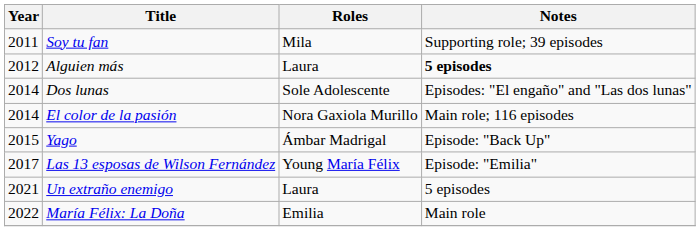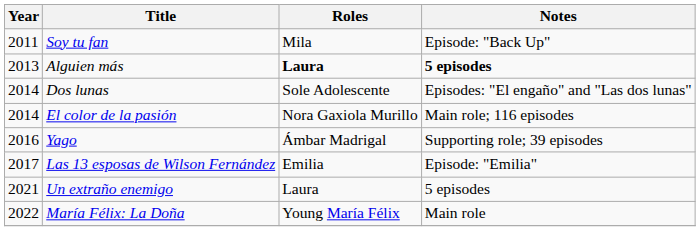(514, 41) Supporting role; 39 episodes -> (488, 41) Episode: "Back Up"
(24, 66) 2012 -> (24, 66) 2013
(300, 66) normal -> (303, 66) bold
(24, 139) 2015 -> (24, 139) 2016
(488, 139) Episode: "Back Up" -> (514, 139) Supporting role; 39 episodes
(341, 164) Young María Félix -> (303, 164) Emilia
(303, 213) Emilia -> (341, 213) Young María Félix
